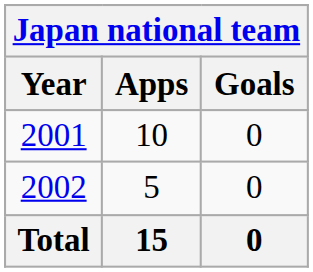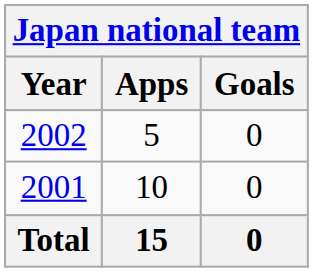rows swapped: (54, 135) <-> (54, 187)
